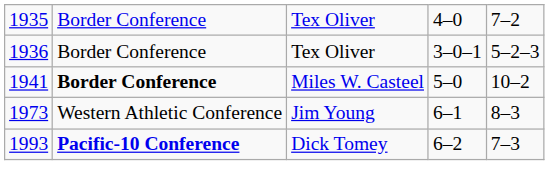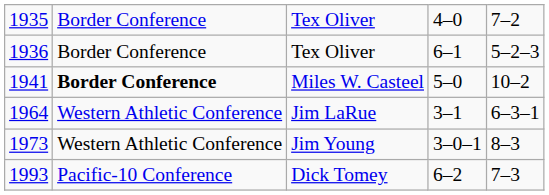(457, 50) 3–0–1 -> (448, 50) 6–1
+ row: (29, 112)
(448, 112) 6–1 -> (457, 143) 3–0–1
(148, 143) bold -> (145, 174) normal
